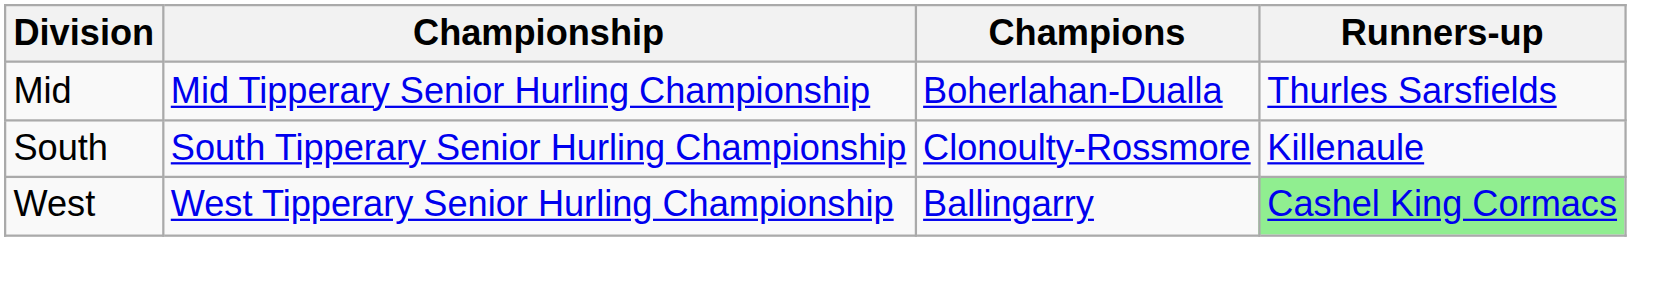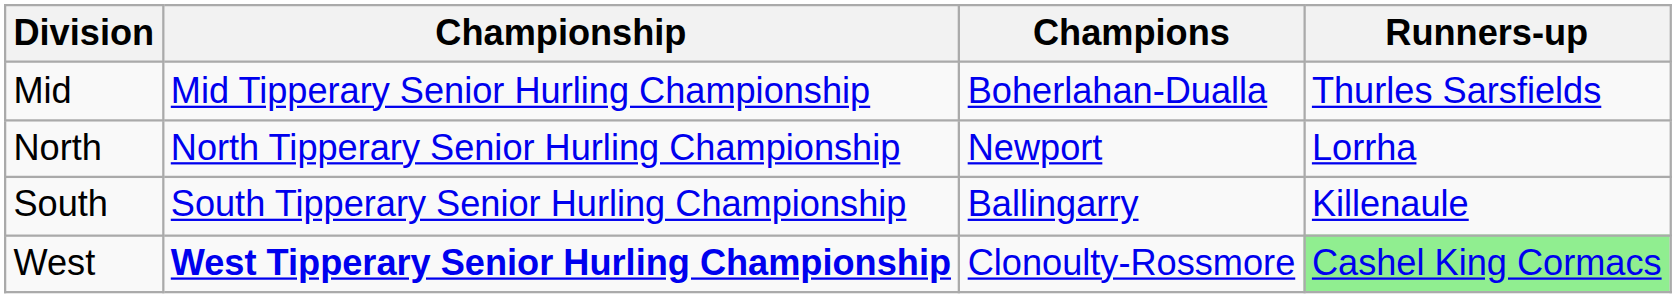+ row: (58, 147)
(1087, 147) Clonoulty-Rossmore -> (1053, 205) Ballingarry
(532, 205) normal -> (561, 262) bold
(1009, 205) Ballingarry -> (1131, 262) Clonoulty-Rossmore
